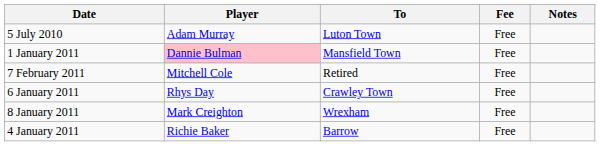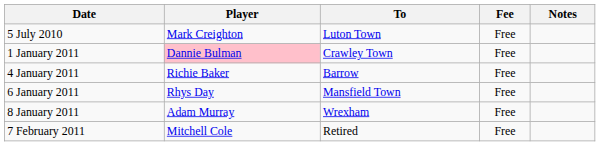(201, 34) Adam Murray -> (205, 34) Mark Creighton
(362, 53) Mansfield Town -> (358, 53) Crawley Town
rows swapped: (43, 131) <-> (46, 73)
(358, 92) Crawley Town -> (362, 92) Mansfield Town
(205, 112) Mark Creighton -> (201, 112) Adam Murray
